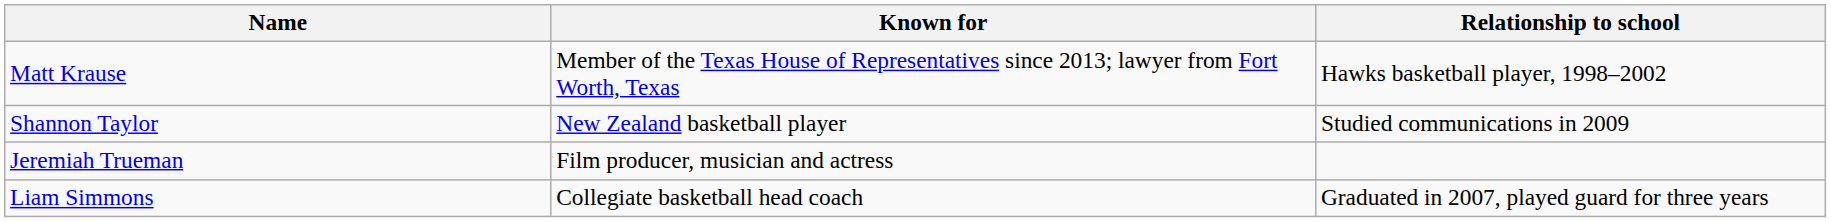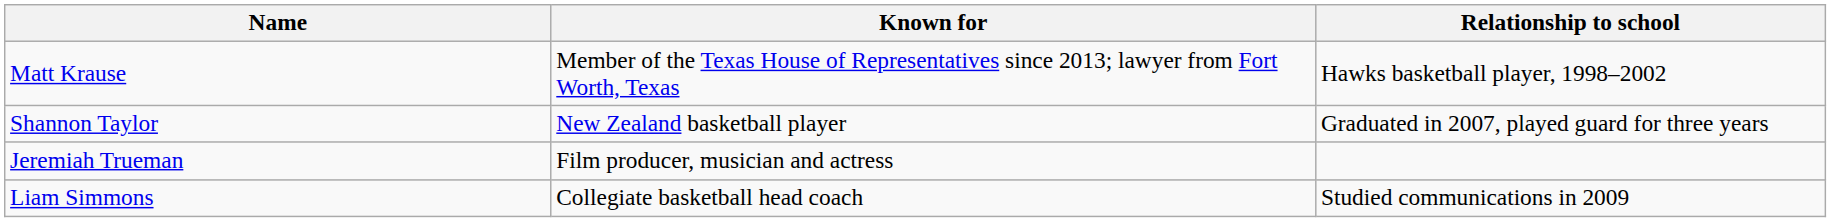(1475, 123) Studied communications in 2009 -> (1545, 123) Graduated in 2007, played guard for three years
(1545, 197) Graduated in 2007, played guard for three years -> (1475, 197) Studied communications in 2009
